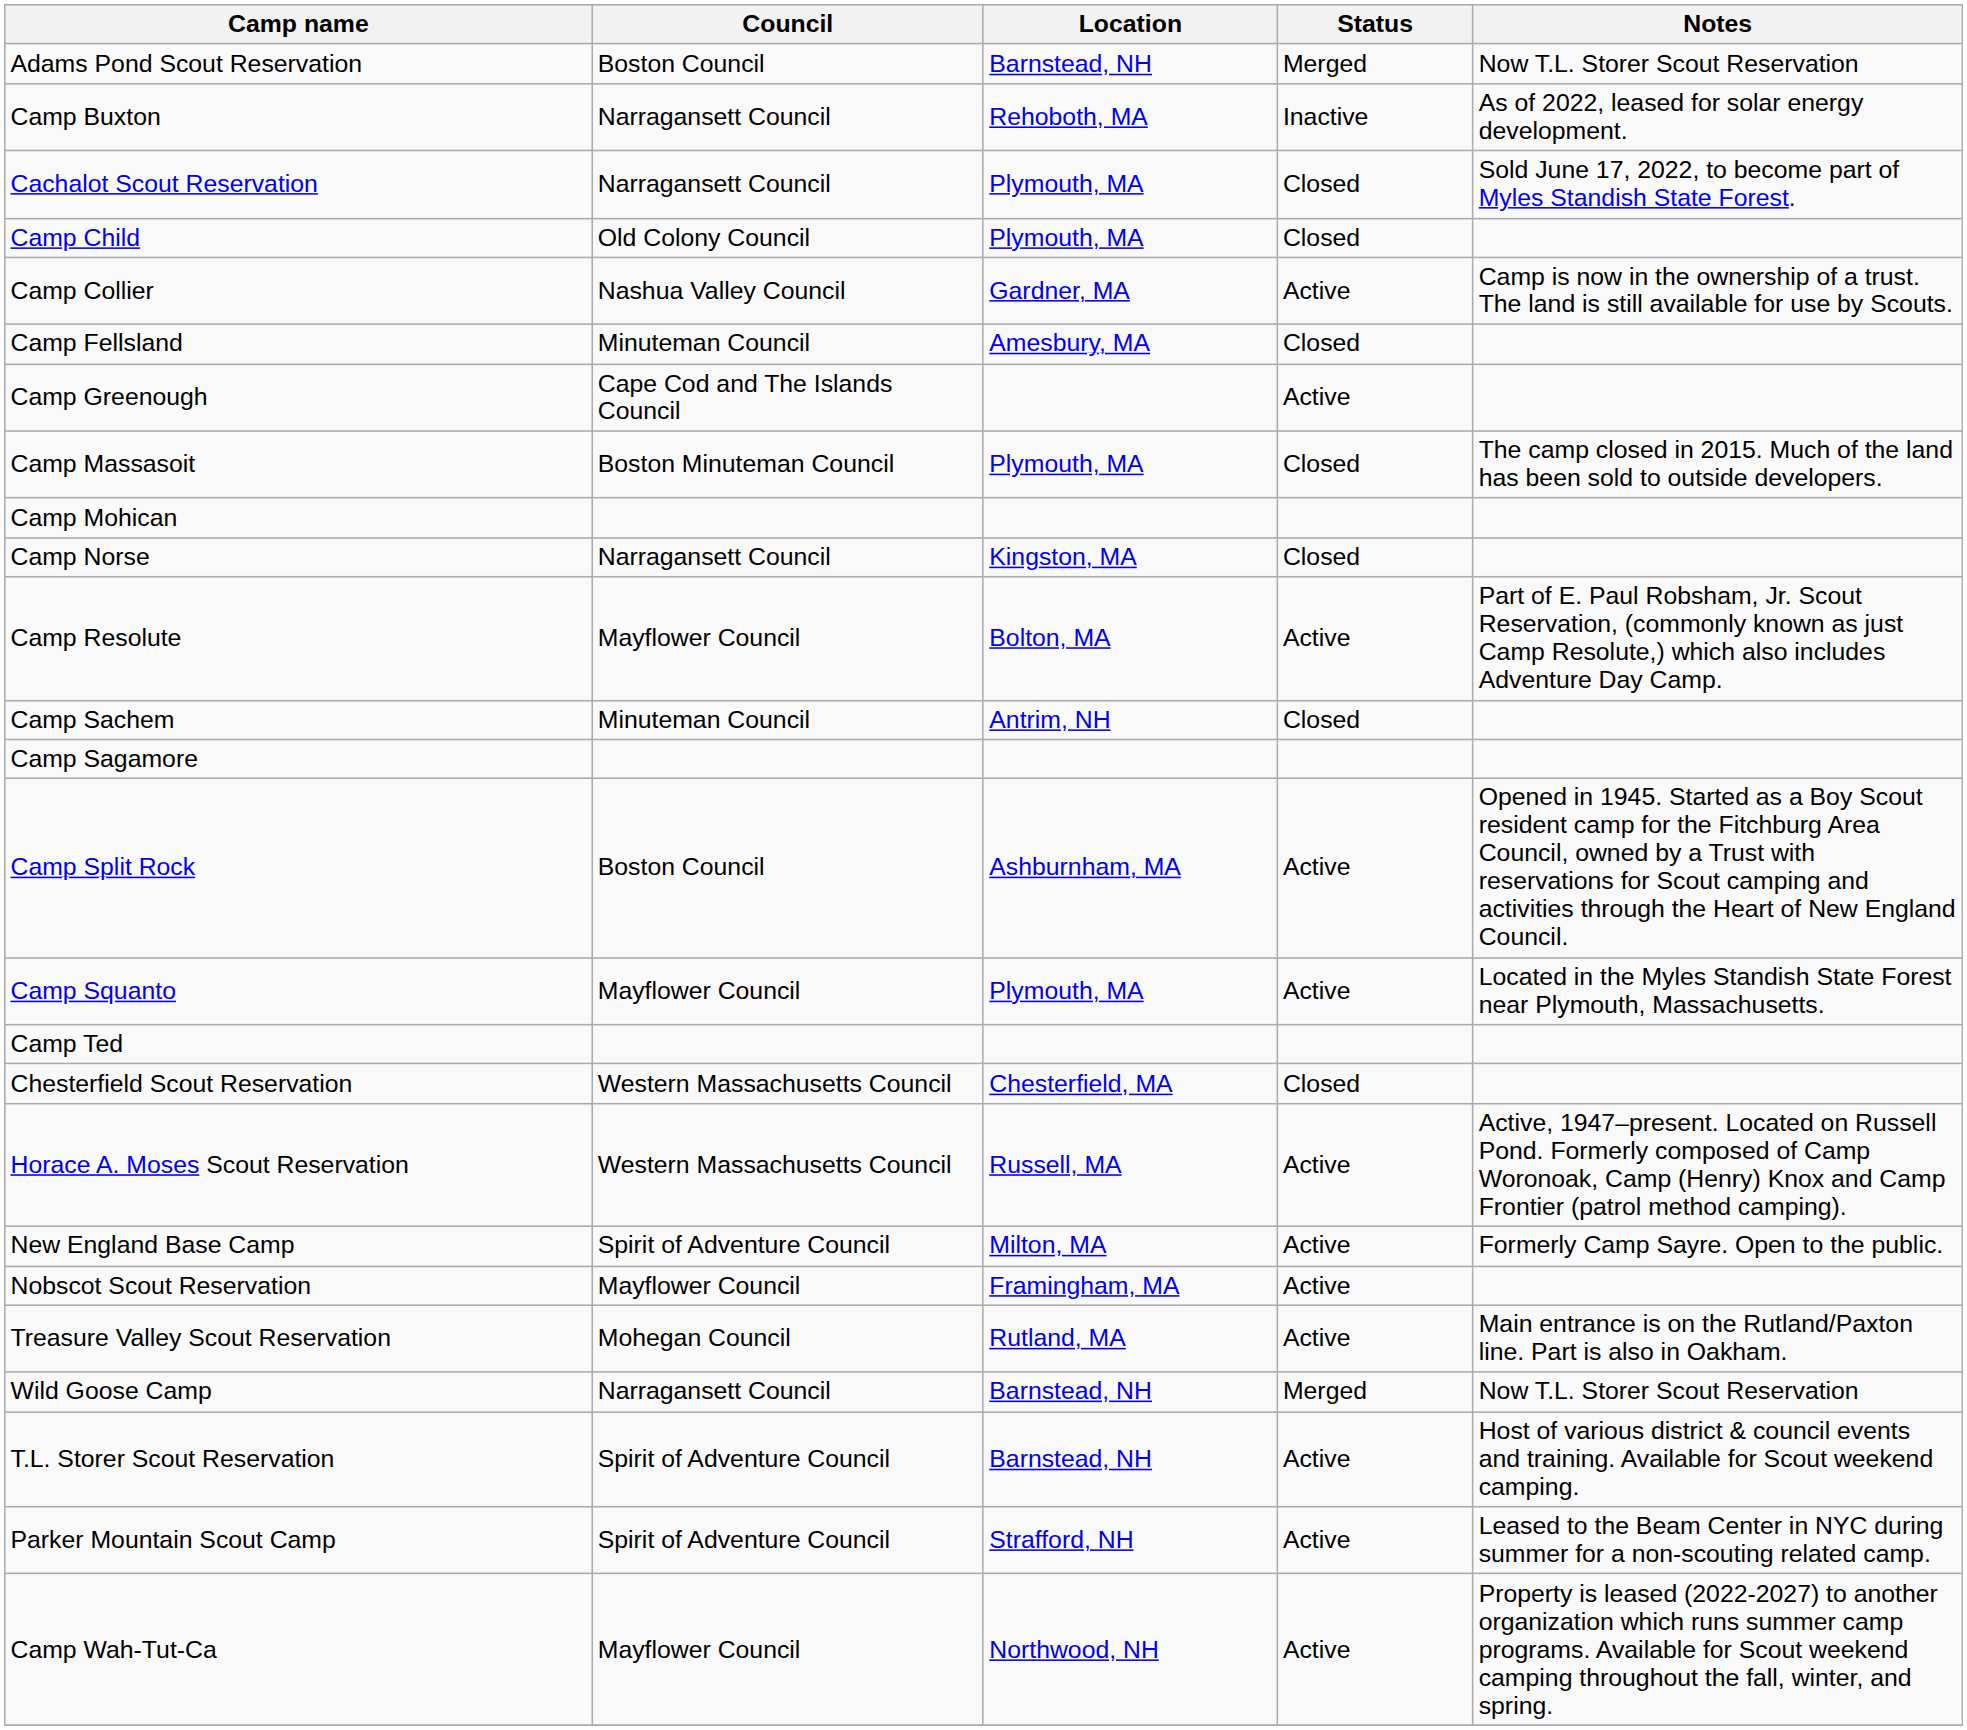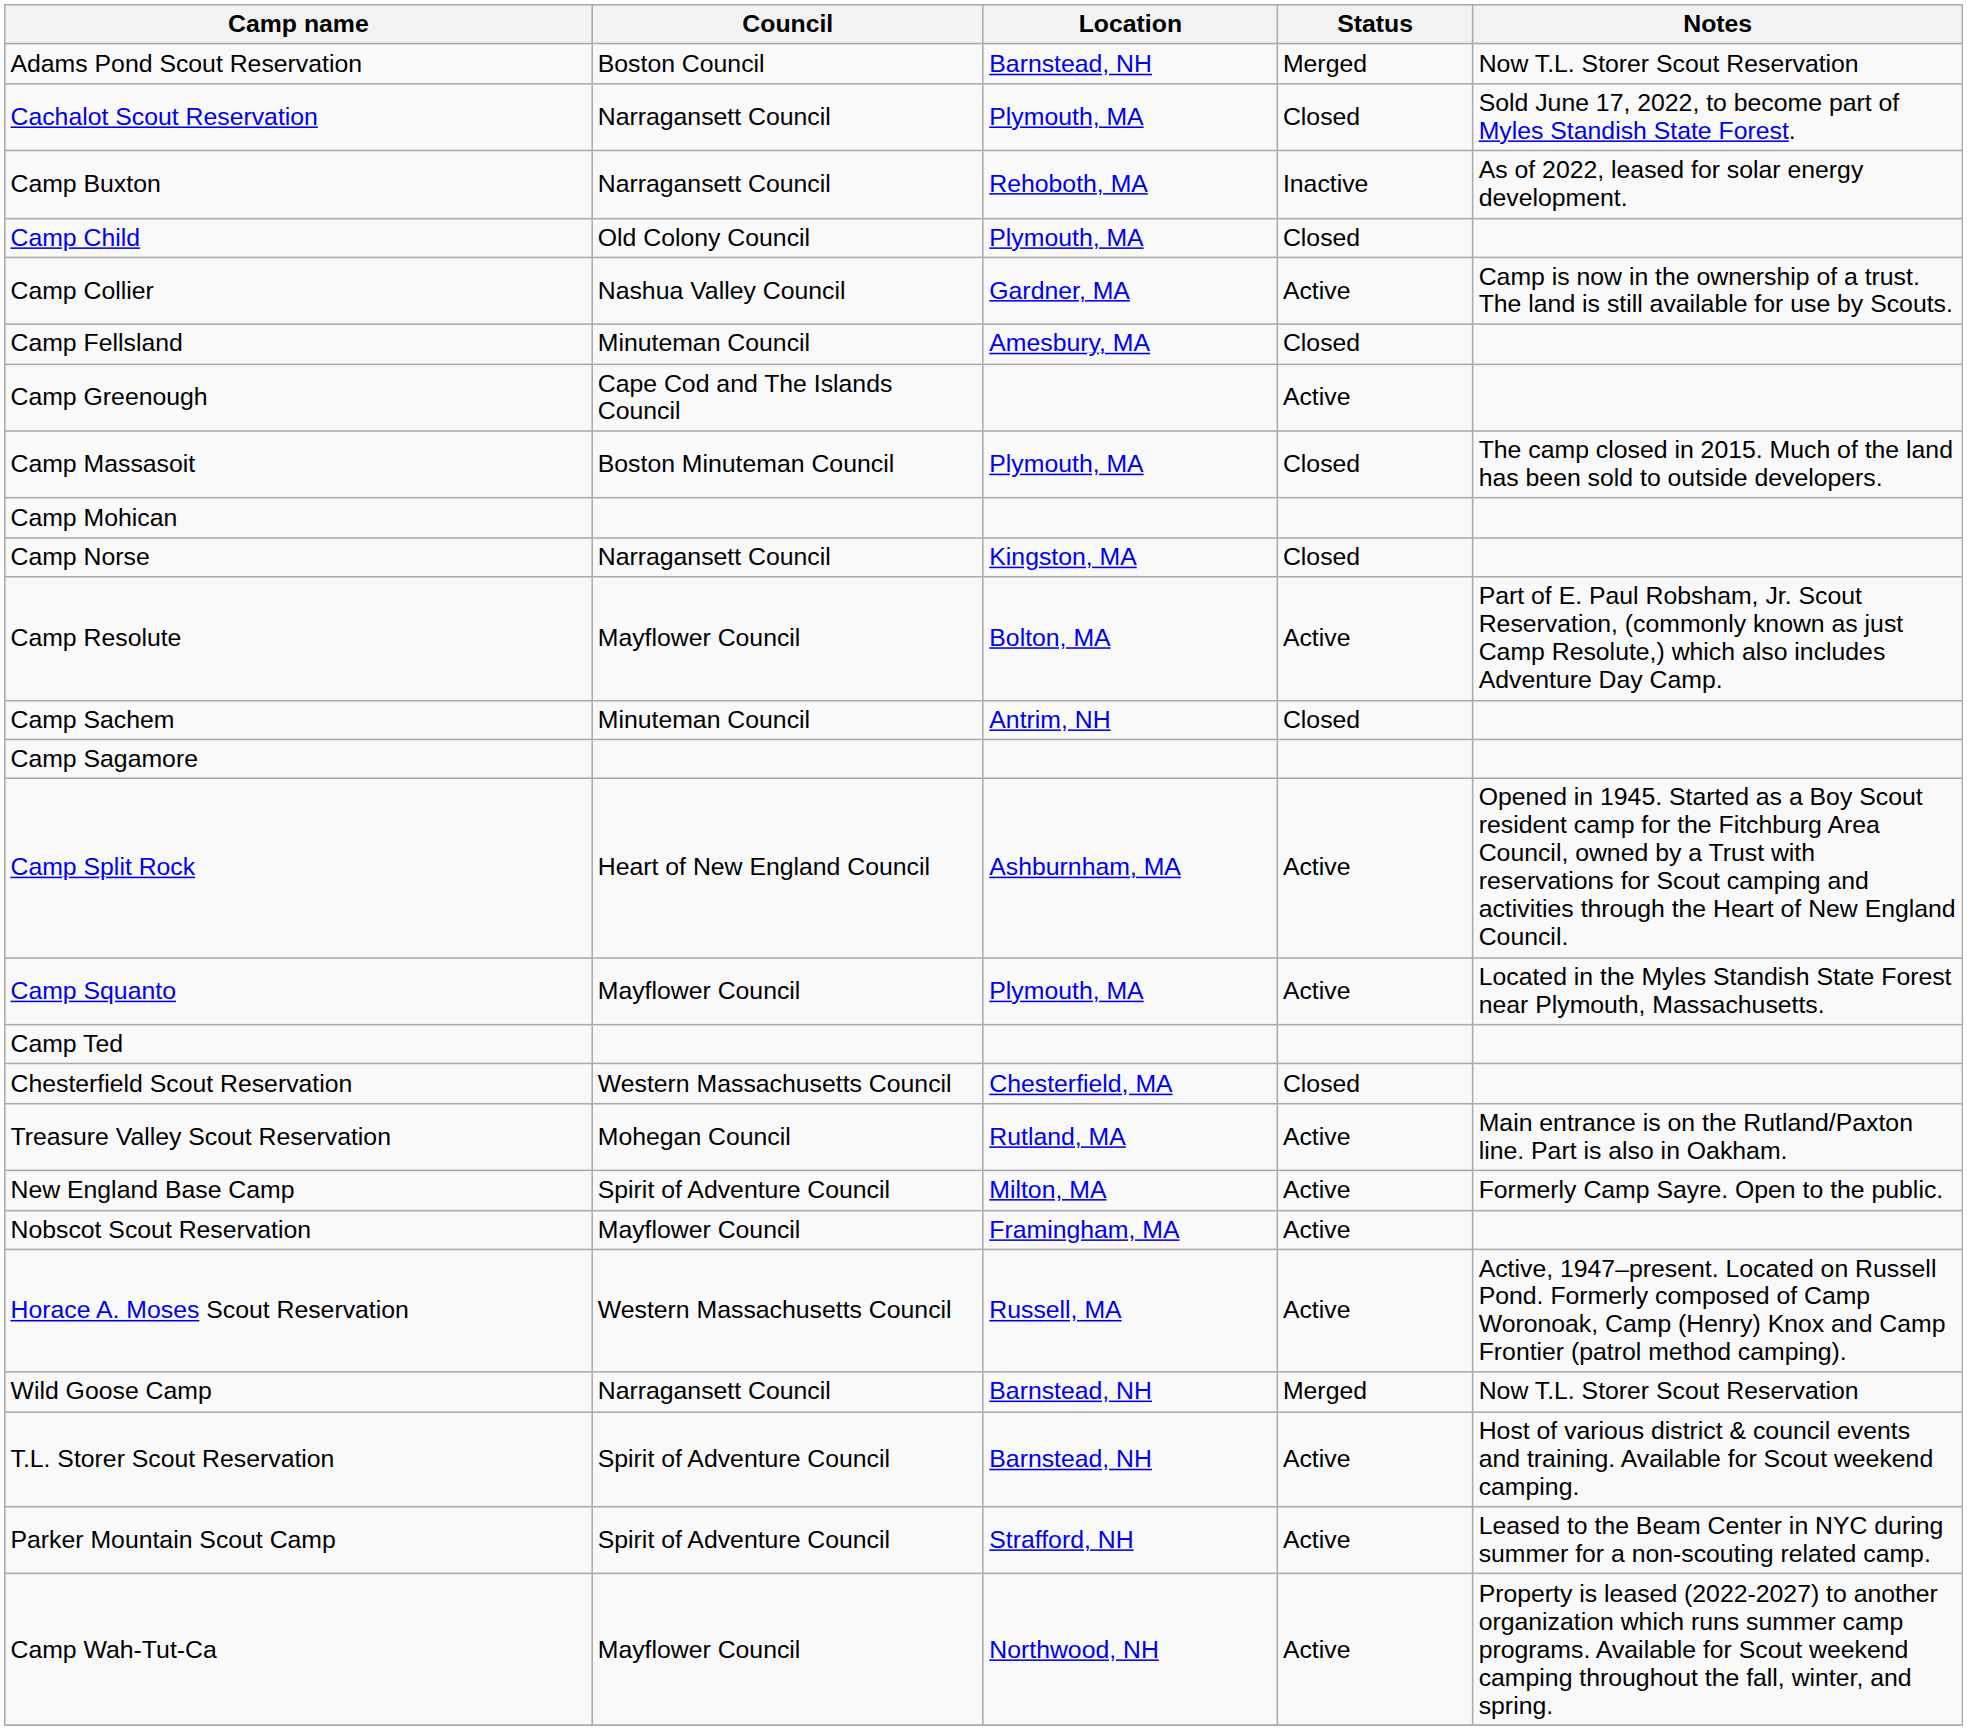rows swapped: (86, 116) <-> (164, 184)
(681, 867) Boston Council -> (764, 867) Heart of New England Council
rows swapped: (210, 1164) <-> (201, 1338)
